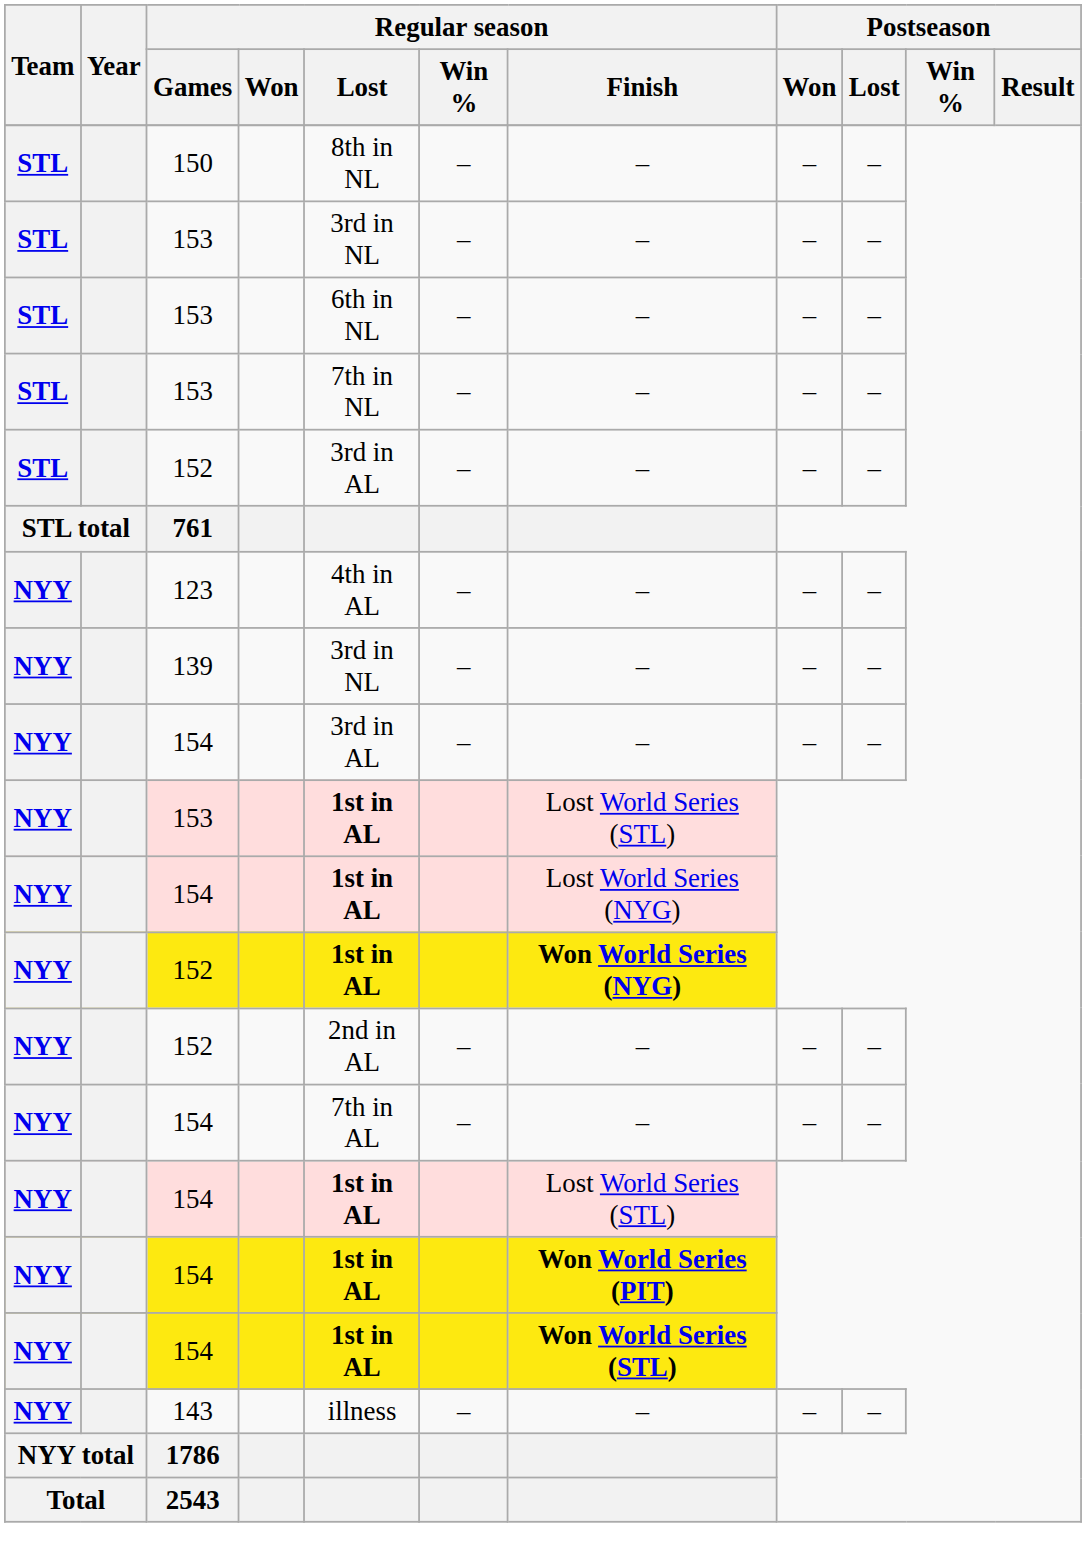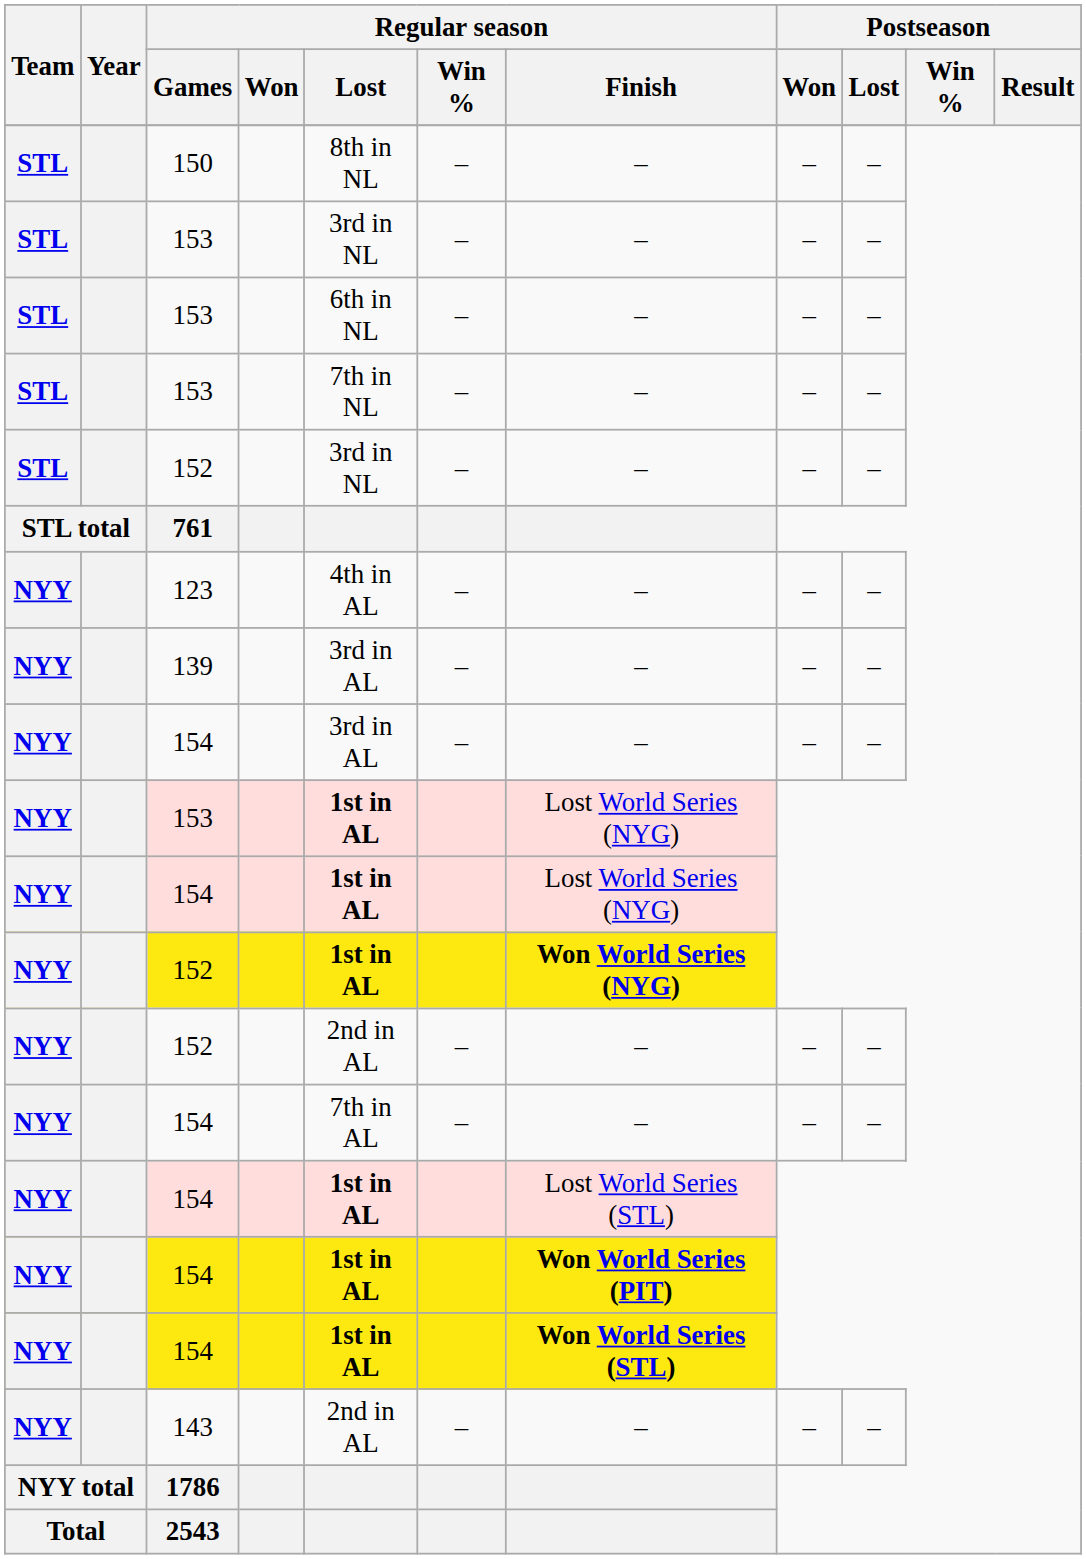(362, 468) 3rd in AL -> (361, 468) 3rd in NL
(362, 665) 3rd in NL -> (361, 665) 3rd in AL
(642, 817) Lost World Series (STL) -> (641, 817) Lost World Series (NYG)
(362, 1411) illness -> (361, 1427) 2nd in AL
